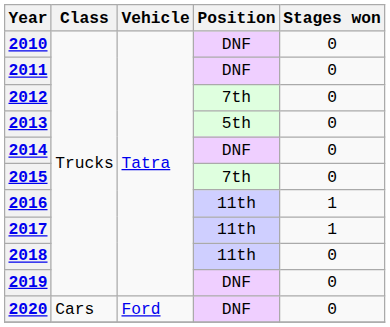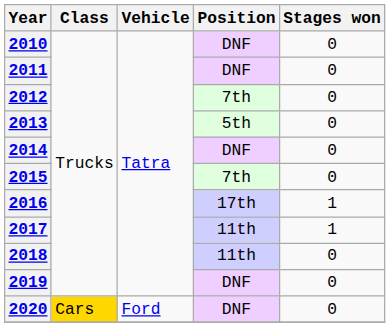(236, 203) 11th -> (236, 203) 17th
(75, 309) no background -> (75, 309) gold background
